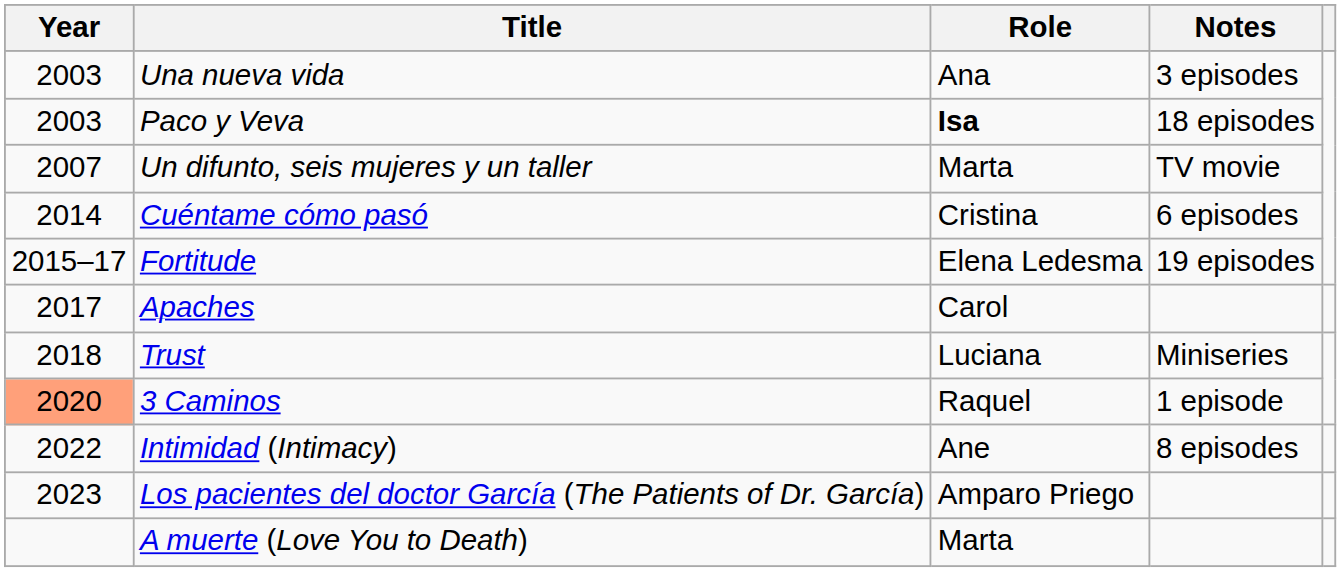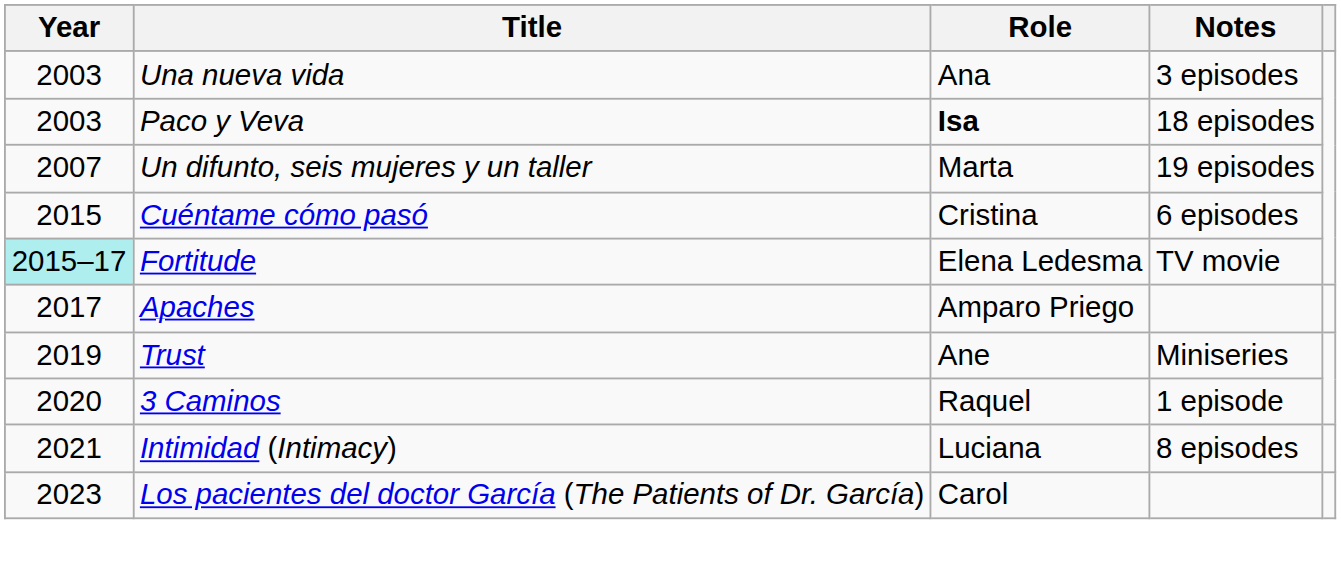(1218, 167) TV movie -> (1235, 167) 19 episodes
(69, 214) 2014 -> (69, 214) 2015
(69, 261) no background -> (69, 261) paleturquoise background
(1235, 261) 19 episodes -> (1218, 261) TV movie
(973, 307) Carol -> (1036, 307) Amparo Priego
(69, 354) 2018 -> (69, 354) 2019
(989, 354) Luciana -> (964, 354) Ane
(69, 401) lightsalmon background -> (69, 401) no background
(69, 448) 2022 -> (69, 448) 2021
(964, 448) Ane -> (989, 448) Luciana
(1036, 494) Amparo Priego -> (973, 494) Carol
- row: (334, 541)
